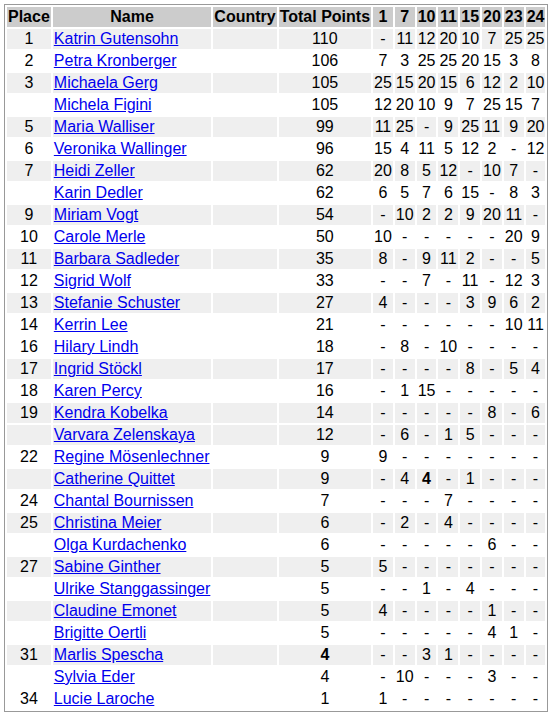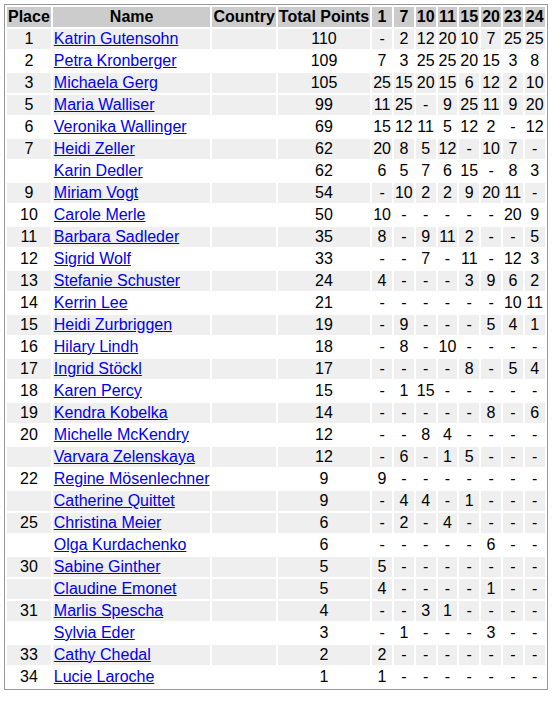(405, 38) 11 -> (404, 38) 2
(325, 60) 106 -> (324, 60) 109
- row: (103, 104)
(325, 148) 96 -> (324, 126) 69
(405, 148) 4 -> (404, 126) 12
(325, 302) 27 -> (324, 280) 24
+ row: (113, 324)
(325, 390) 16 -> (324, 390) 15
+ row: (121, 434)
(427, 478) bold -> (426, 500) normal
- row: (124, 500)
(29, 566) 27 -> (29, 566) 30
- row: (132, 588)
- row: (100, 632)
(325, 654) bold -> (324, 610) normal
(325, 676) 4 -> (324, 632) 3
(405, 676) 10 -> (404, 632) 1
+ row: (102, 654)
